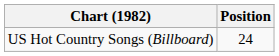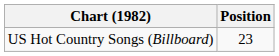(246, 39) 24 -> (246, 39) 23
